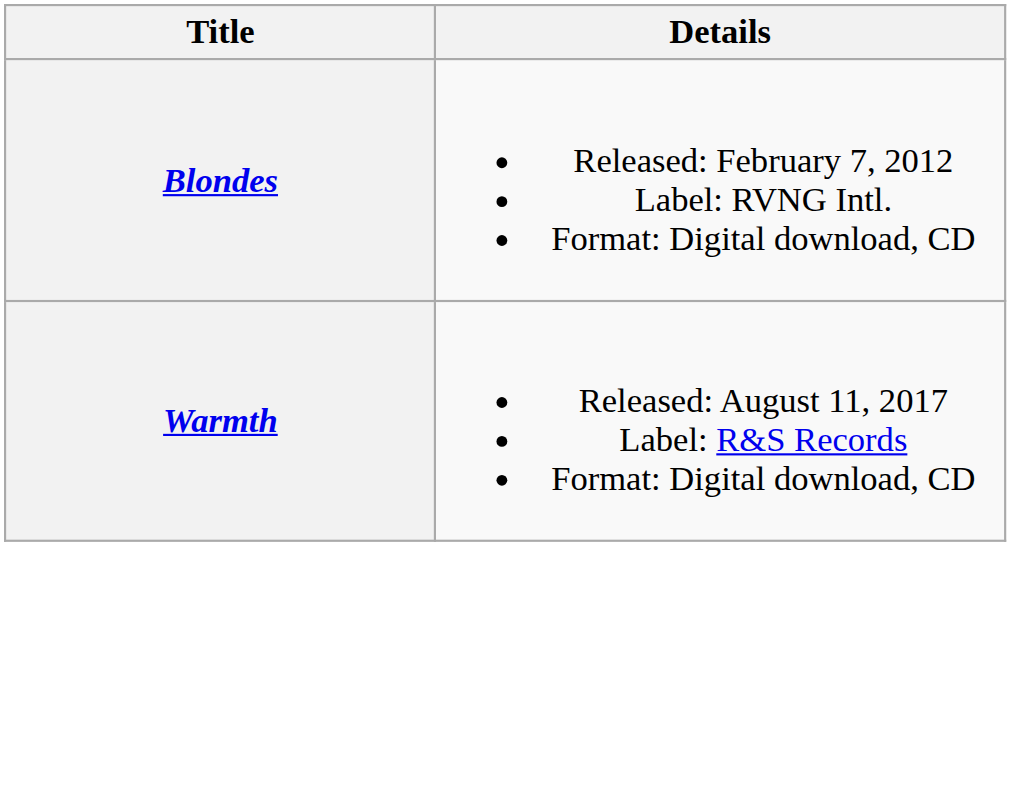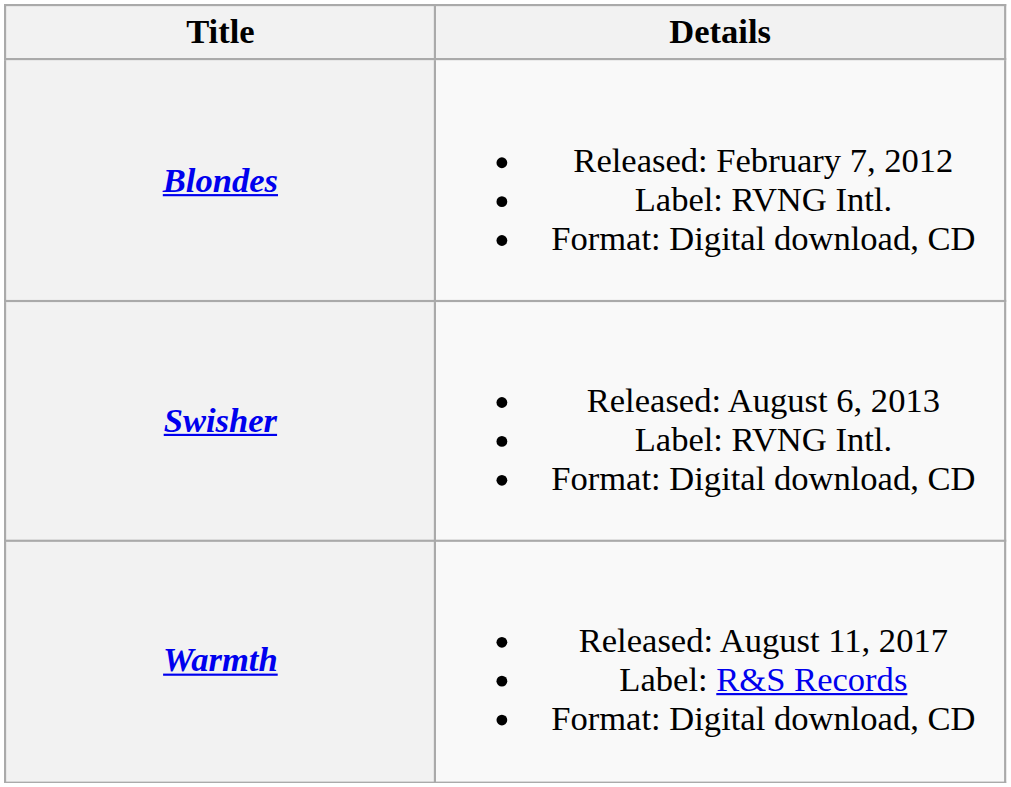+ row: (220, 420)
